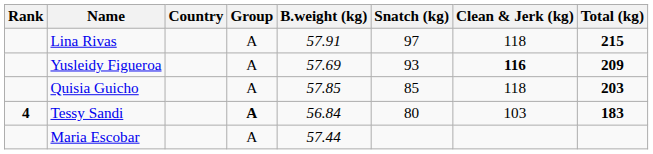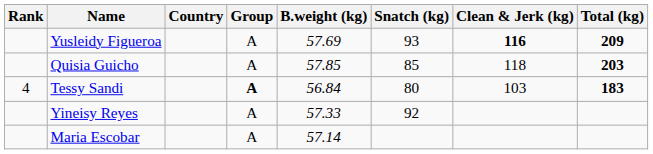- row: (84, 40)
(26, 112) bold -> (26, 88) normal
+ row: (94, 112)
(324, 137) 57.44 -> (324, 137) 57.14
